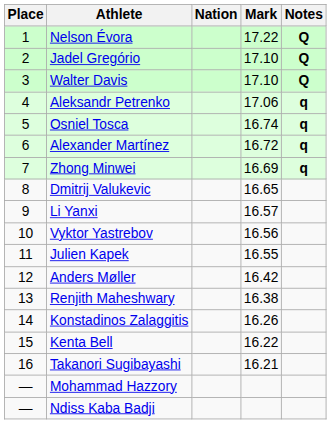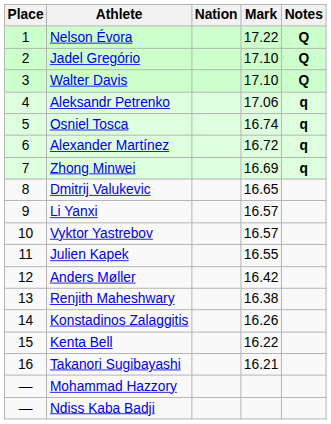(261, 233) 16.56 -> (261, 233) 16.57
